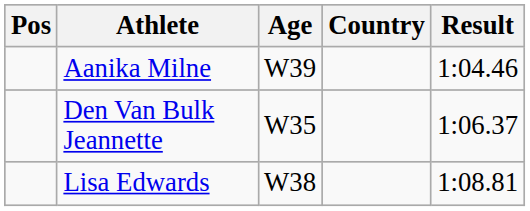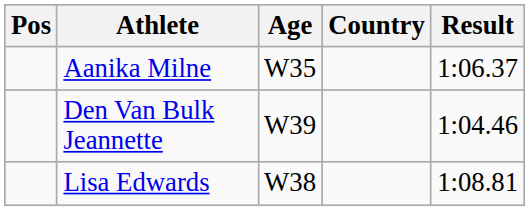(290, 68) W39 -> (290, 68) W35
(478, 68) 1:04.46 -> (478, 68) 1:06.37
(290, 125) W35 -> (290, 125) W39
(478, 125) 1:06.37 -> (478, 125) 1:04.46
